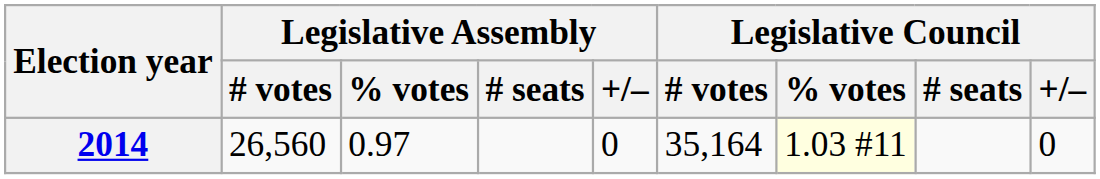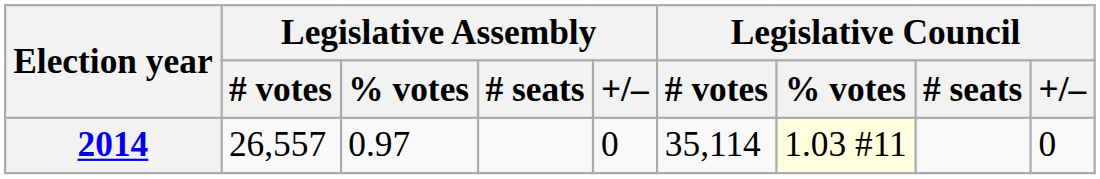(278, 144) 26,560 -> (278, 144) 26,557
(713, 144) 35,164 -> (713, 144) 35,114
